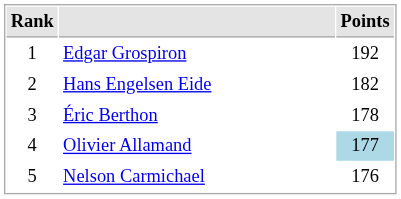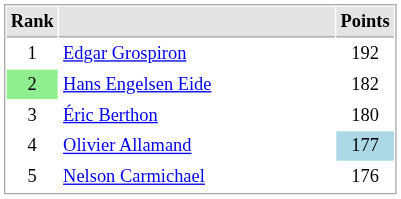(32, 84) no background -> (32, 84) lightgreen background
(365, 115) 178 -> (365, 115) 180
